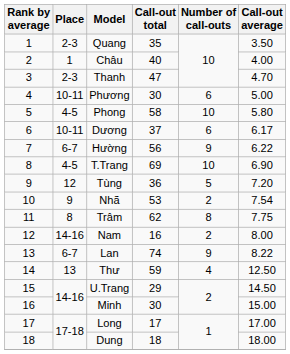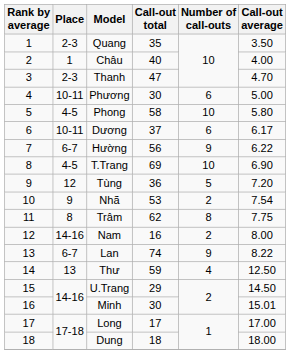(262, 305) 15.00 -> (262, 305) 15.01
